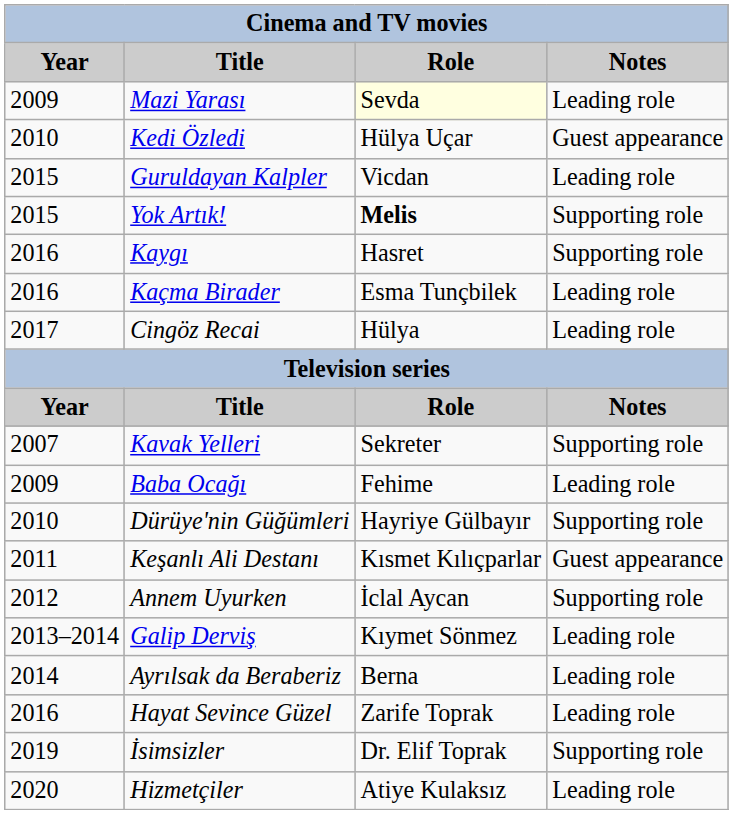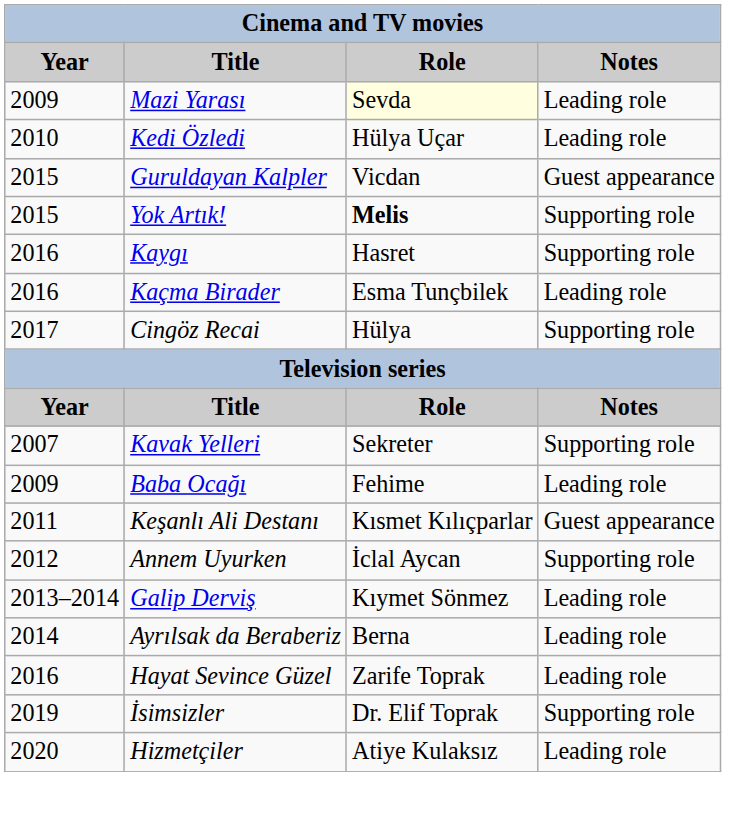(638, 138) Guest appearance -> (605, 138) Leading role
(614, 176) Leading role -> (629, 176) Guest appearance
(614, 330) Leading role -> (619, 330) Supporting role
- row: (240, 521)
